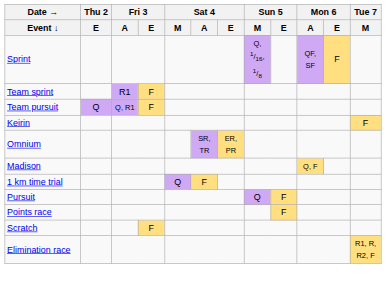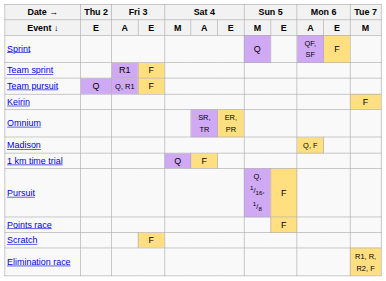(257, 59) Q, 1/16, 1/8 -> (257, 49) Q
(257, 197) Q -> (257, 192) Q, 1/16, 1/8
